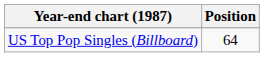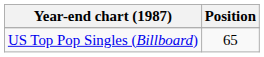(230, 39) 64 -> (230, 39) 65
